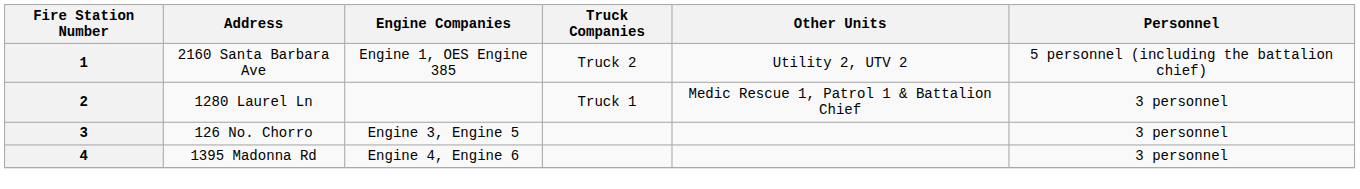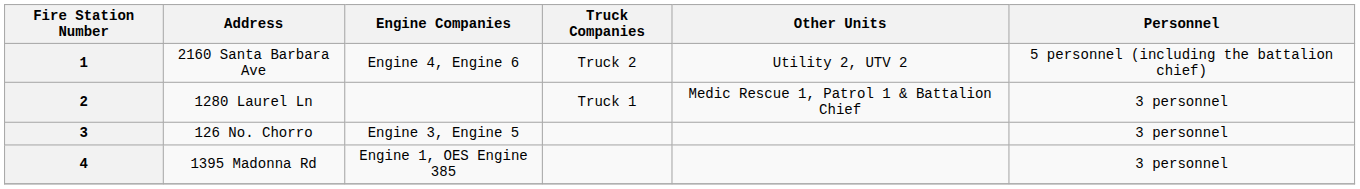(443, 63) Engine 1, OES Engine 385 -> (443, 63) Engine 4, Engine 6
(443, 156) Engine 4, Engine 6 -> (443, 164) Engine 1, OES Engine 385
